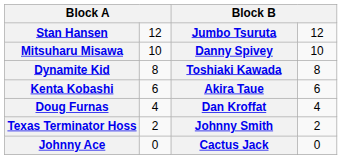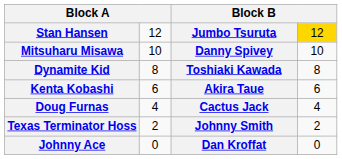(317, 32) no background -> (317, 32) gold background
(234, 107) Dan Kroffat -> (234, 107) Cactus Jack
(234, 145) Cactus Jack -> (234, 145) Dan Kroffat
